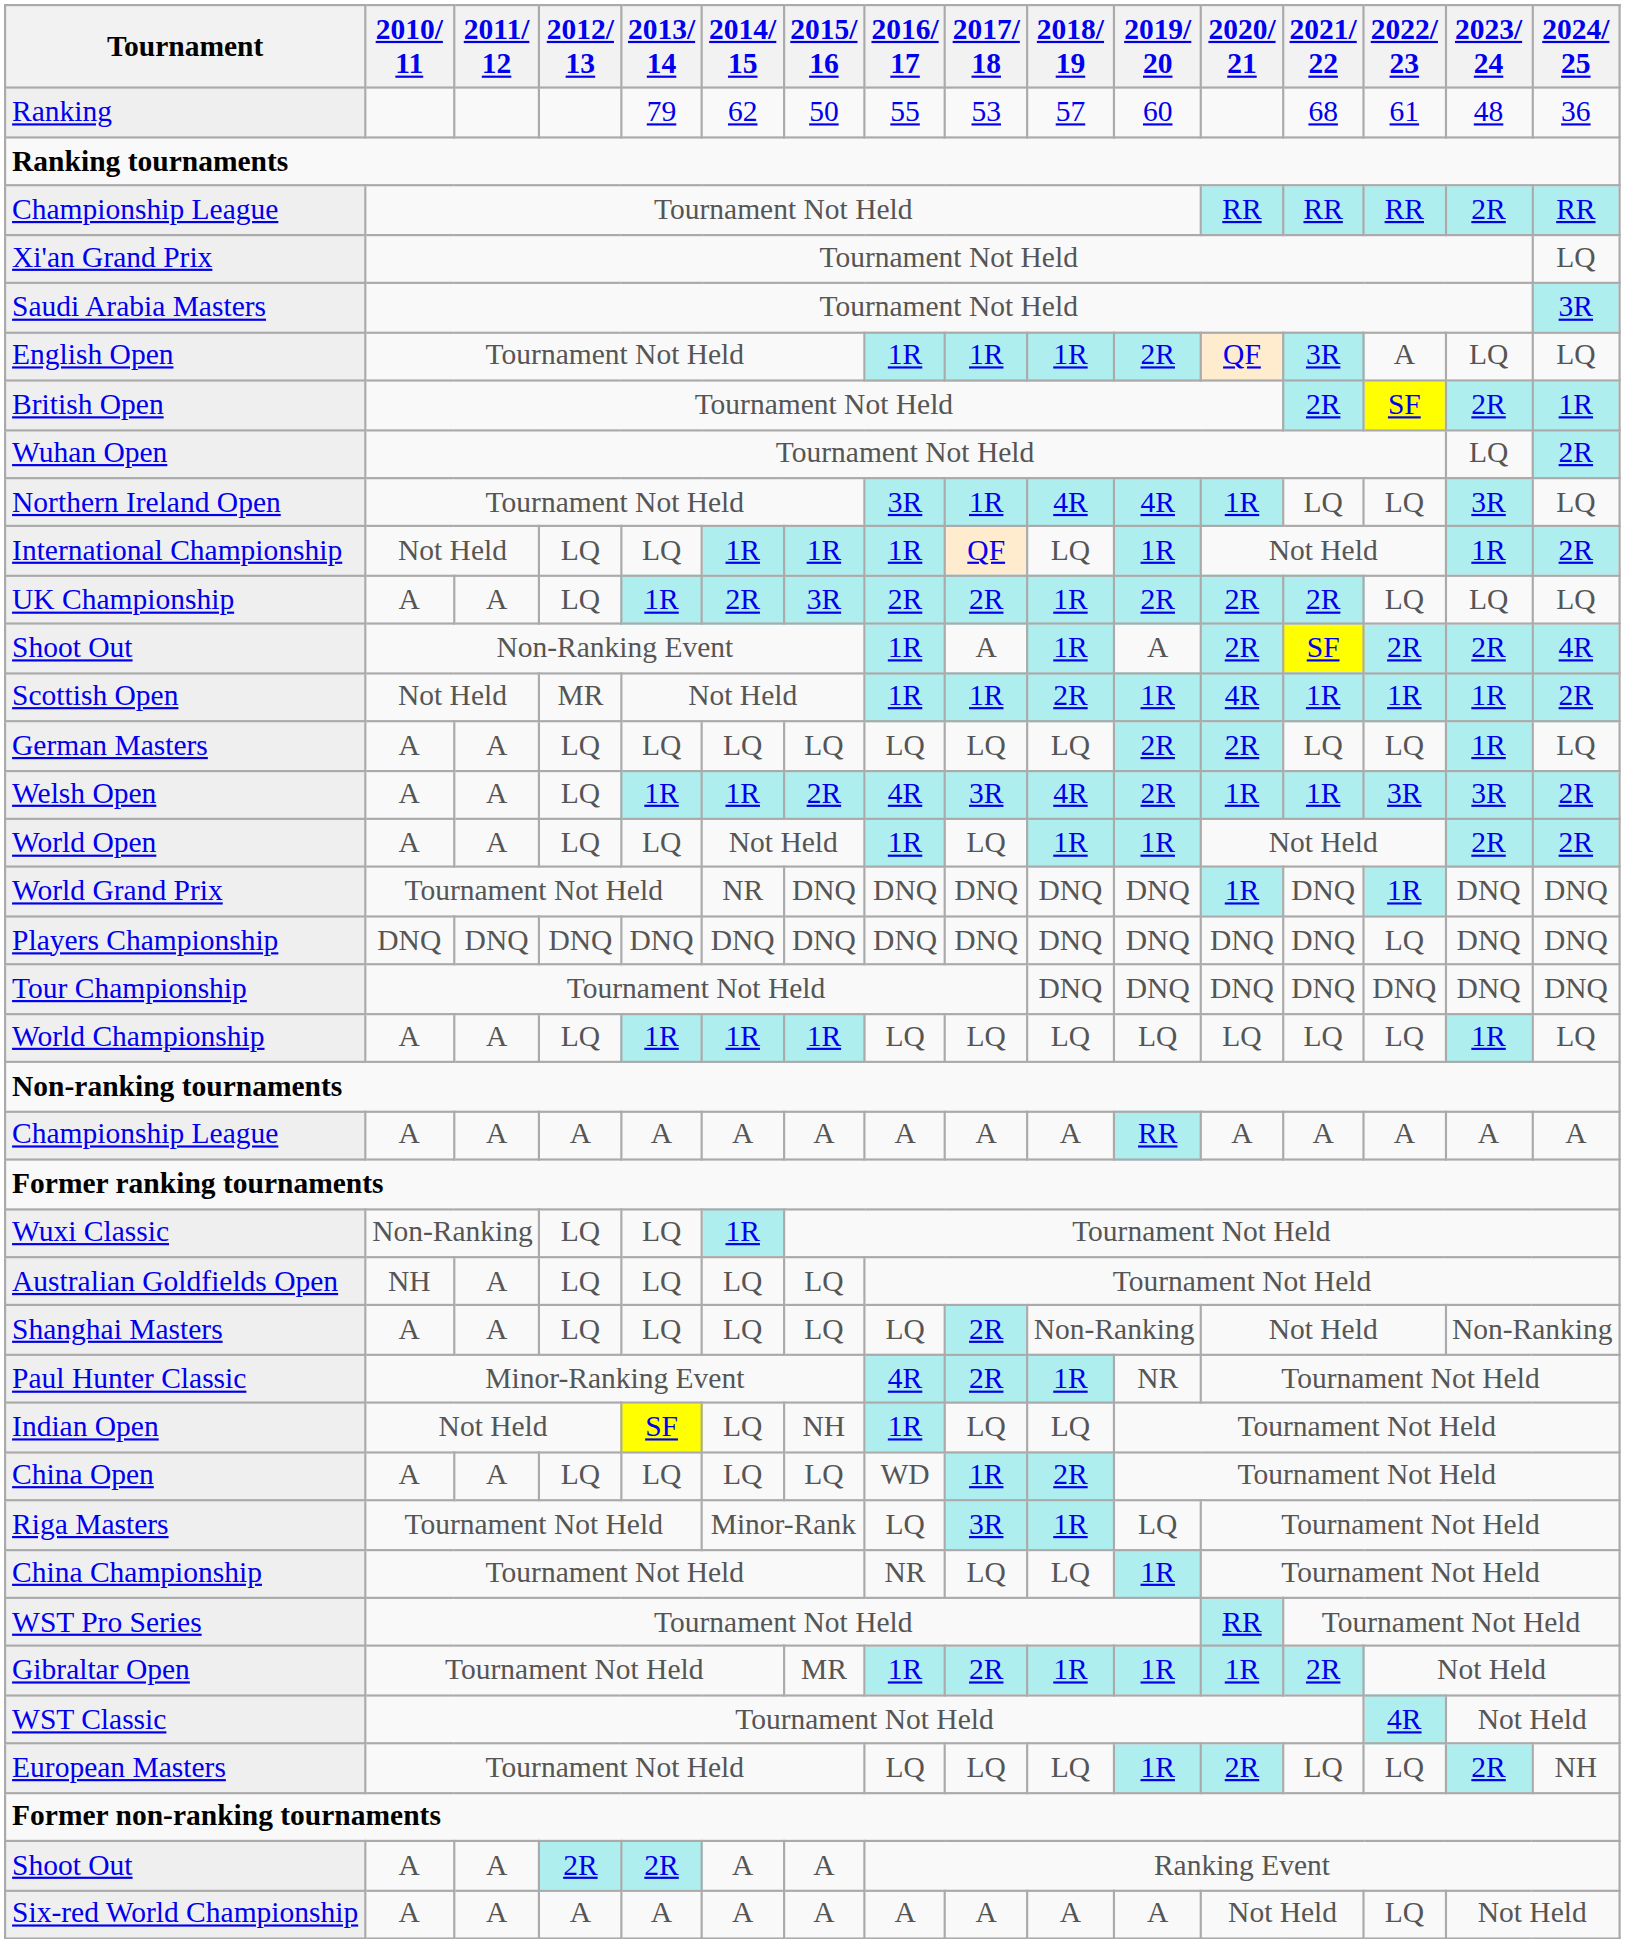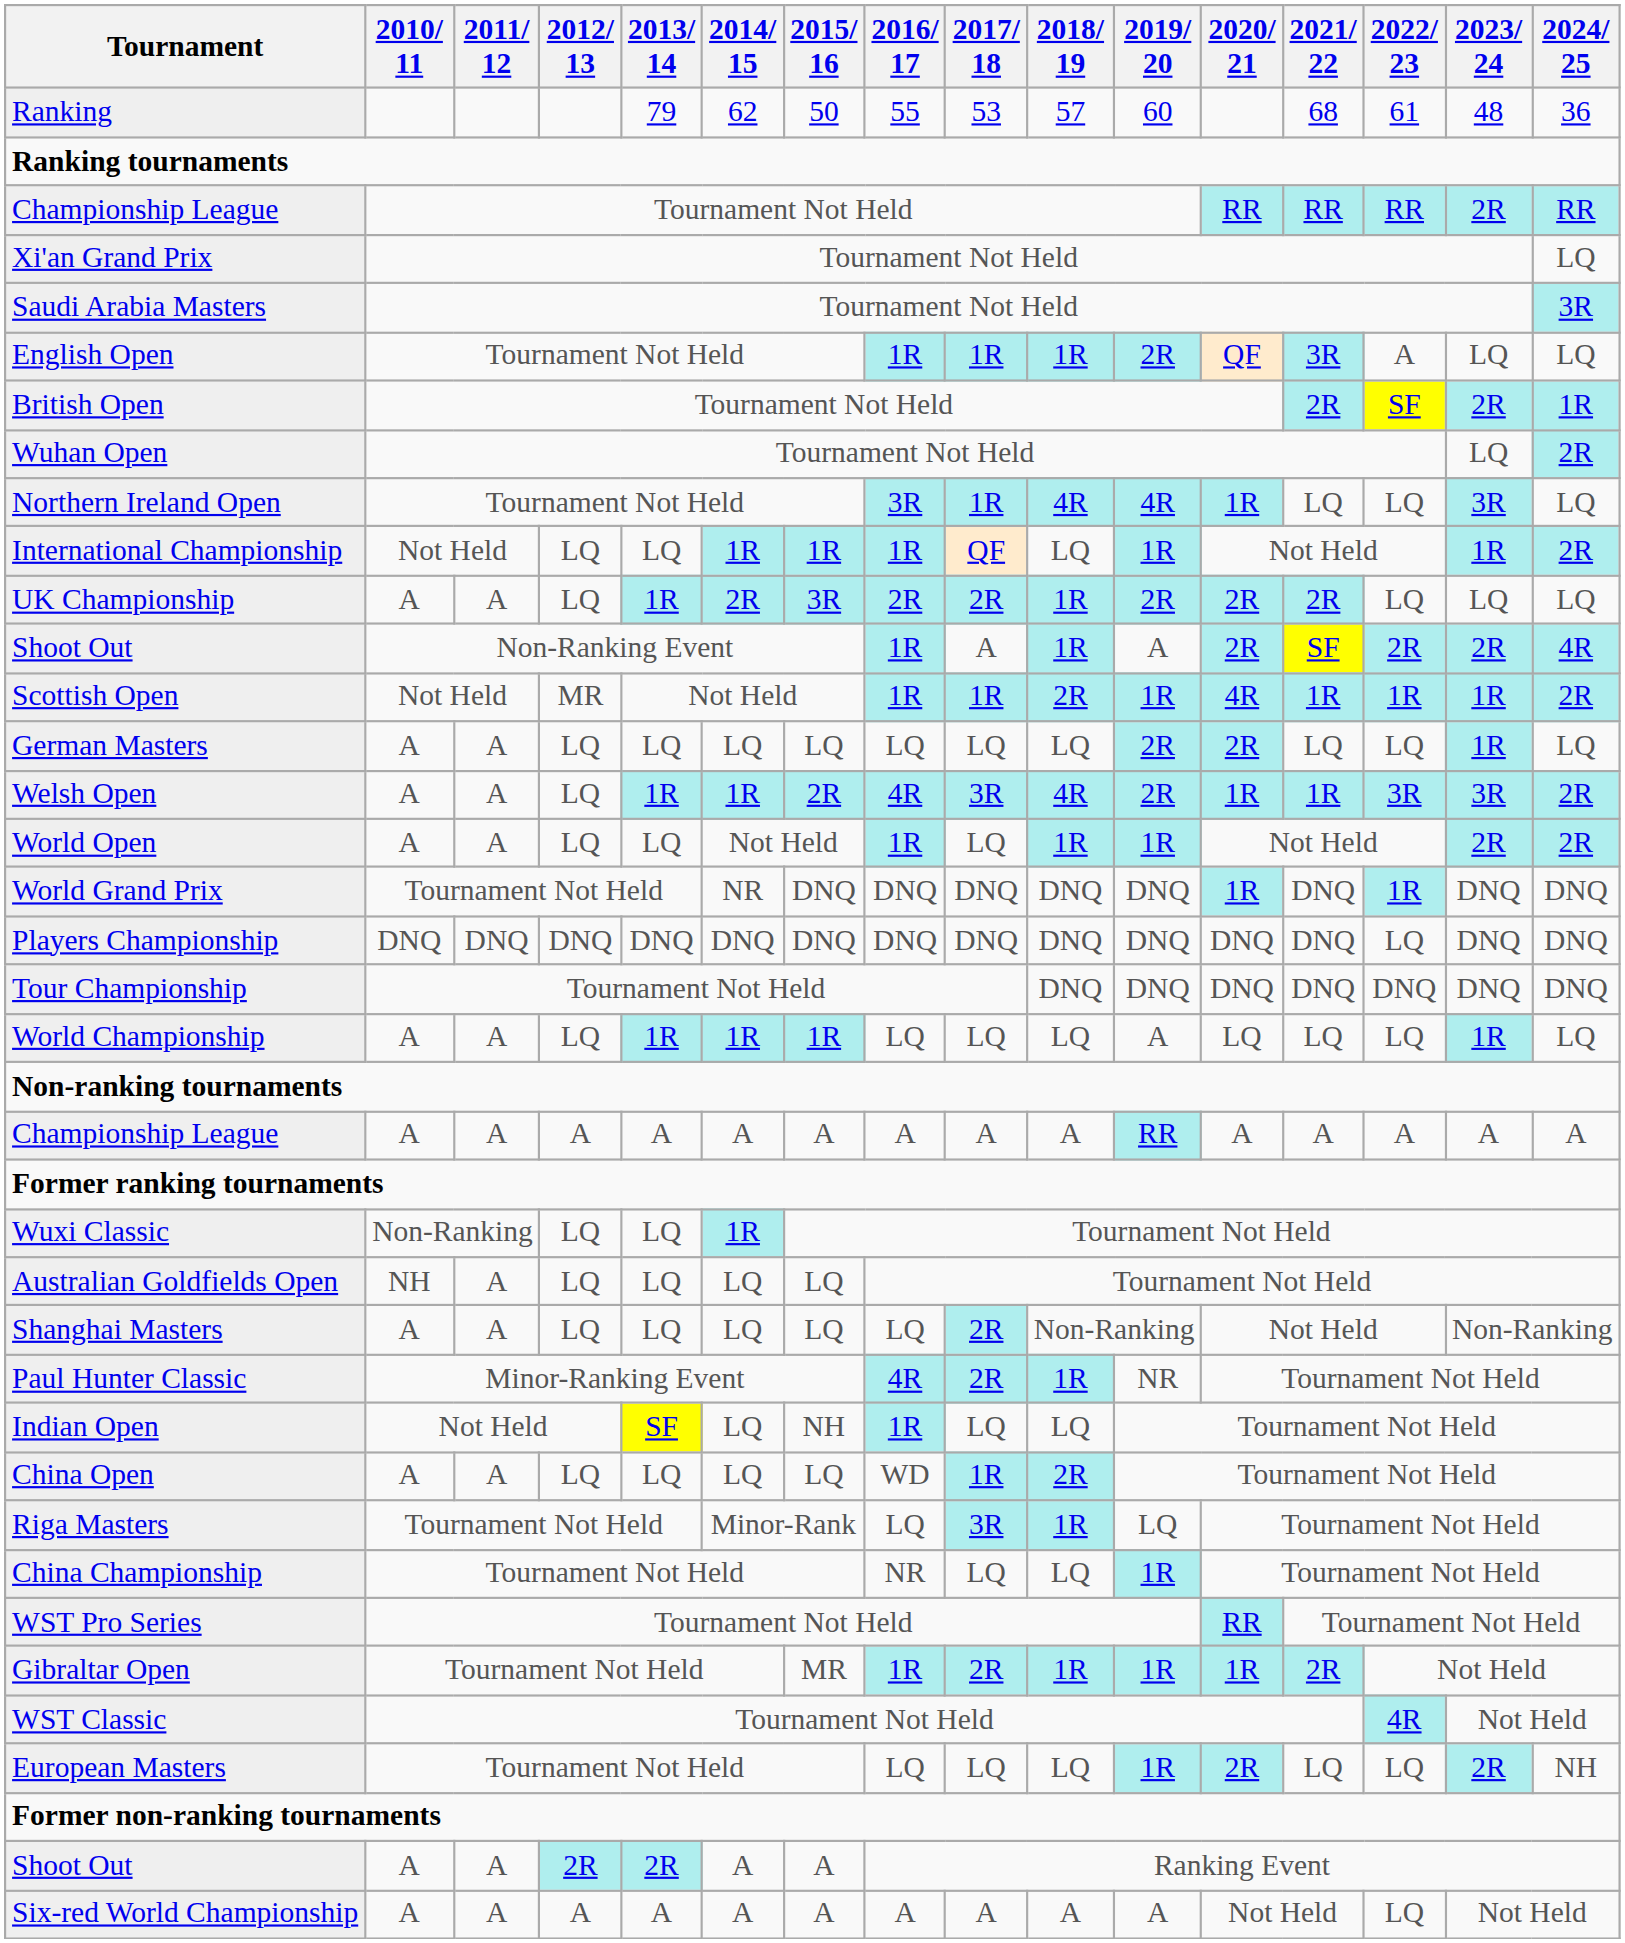(1158, 1036) LQ -> (1158, 1036) A
